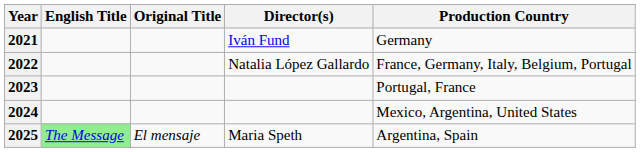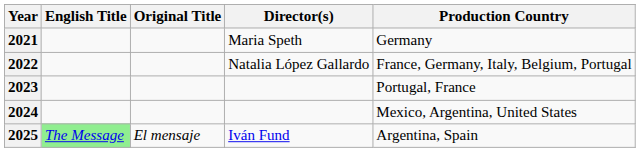(259, 40) Iván Fund -> (265, 40) Maria Speth
(265, 135) Maria Speth -> (259, 135) Iván Fund
